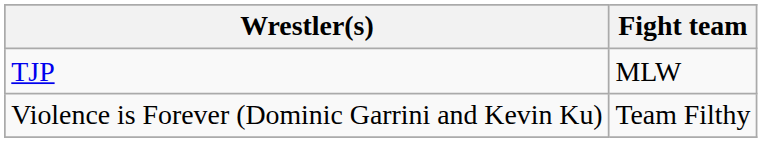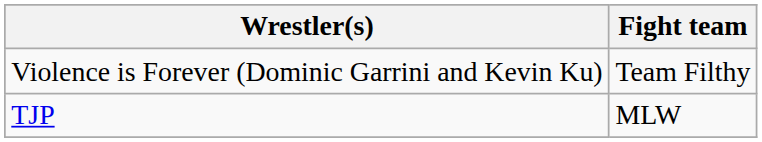rows swapped: (33, 70) <-> (307, 114)
